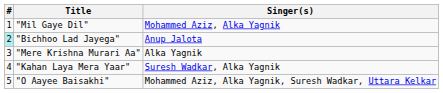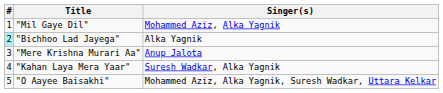(173, 40) Anup Jalota -> (173, 40) Alka Yagnik
(173, 54) Alka Yagnik -> (173, 54) Anup Jalota
